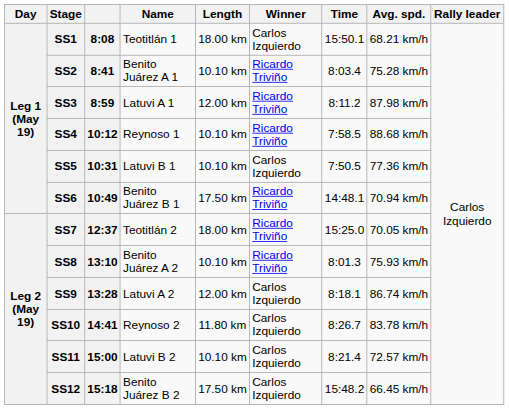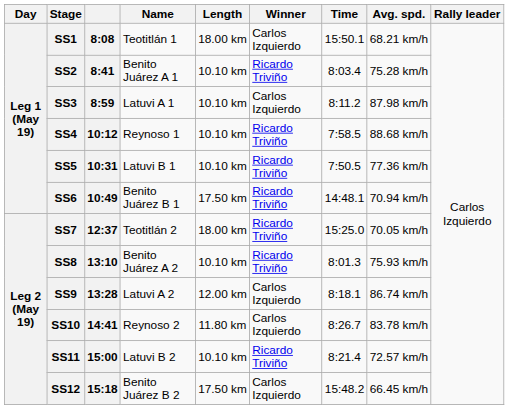(222, 103) 12.00 km -> (222, 103) 10.10 km
(273, 103) Ricardo Triviño -> (277, 103) Carlos Izquierdo
(277, 166) Carlos Izquierdo -> (273, 166) Ricardo Triviño
(277, 357) Carlos Izquierdo -> (273, 357) Ricardo Triviño
